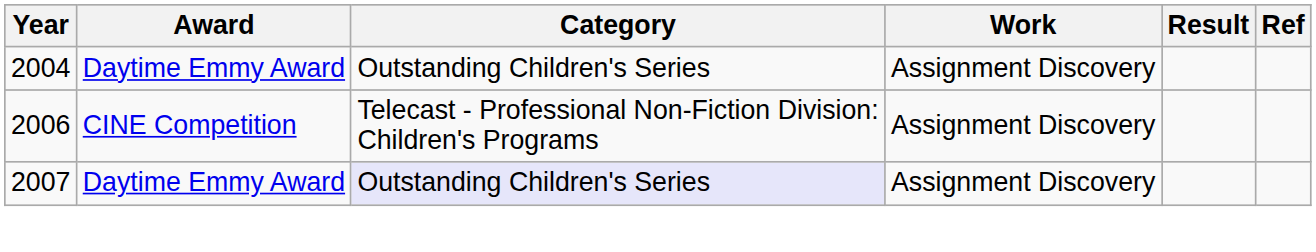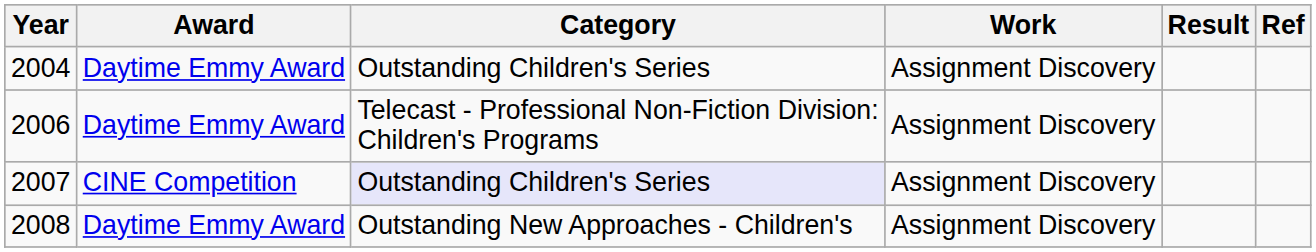(190, 125) CINE Competition -> (214, 125) Daytime Emmy Award
(214, 182) Daytime Emmy Award -> (190, 182) CINE Competition
+ row: (41, 225)
